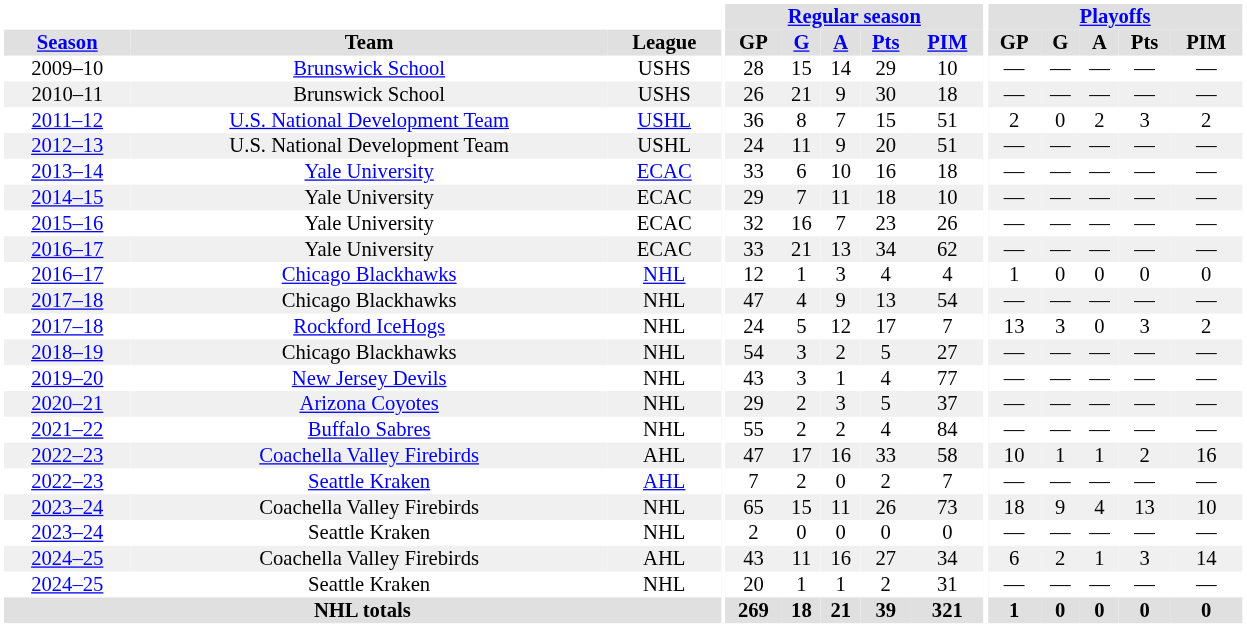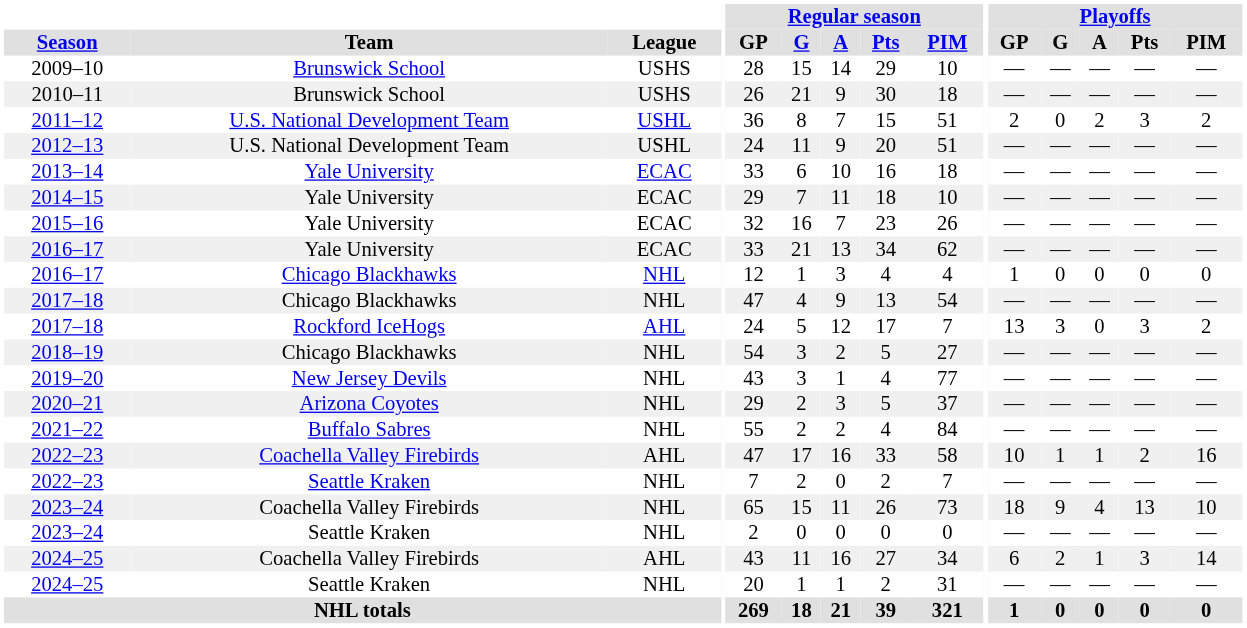(664, 326) NHL -> (664, 326) AHL
(664, 481) AHL -> (664, 481) NHL
